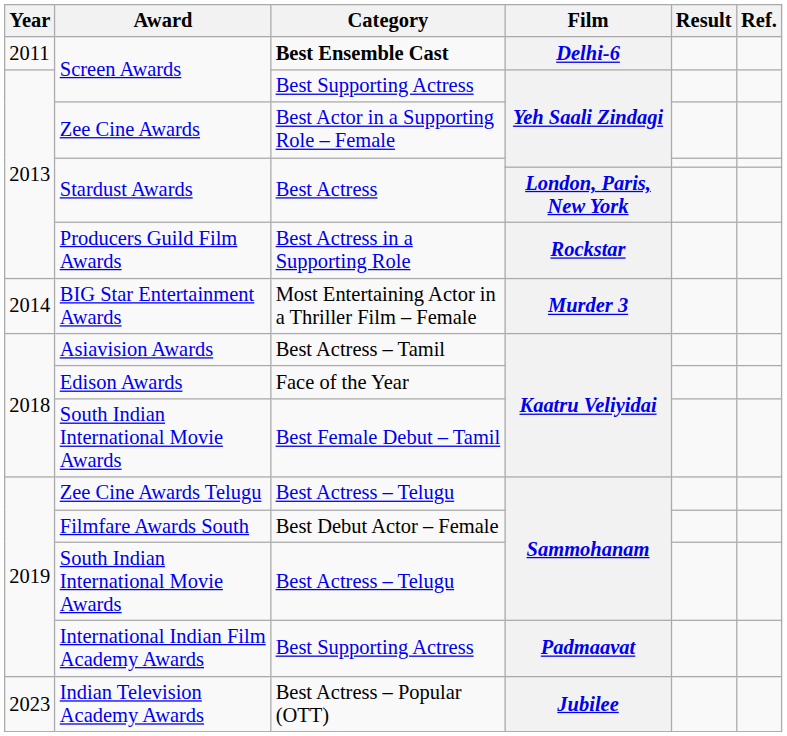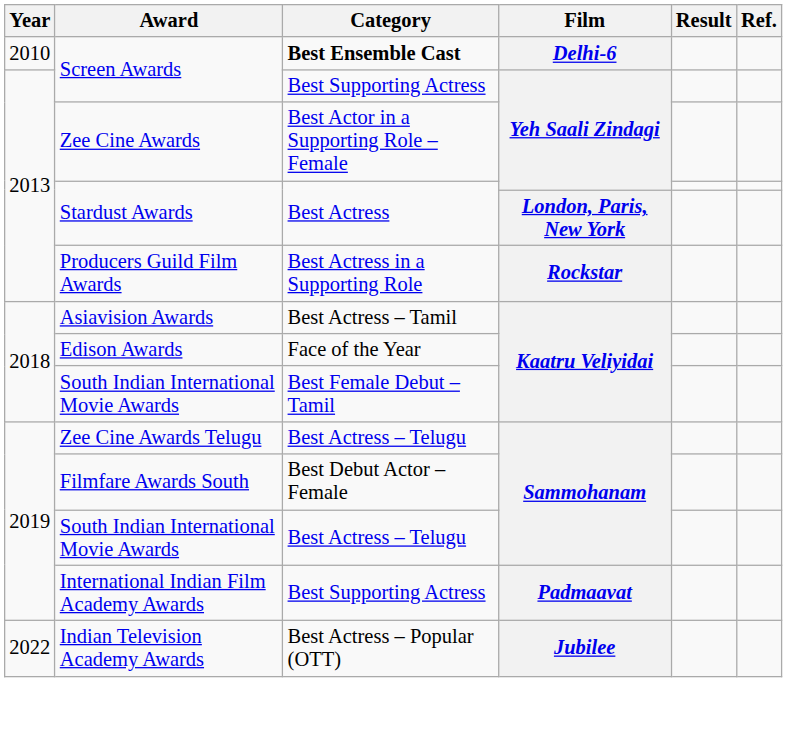(29, 53) 2011 -> (30, 53) 2010
- row: (157, 305)
(30, 703) 2023 -> (30, 648) 2022
